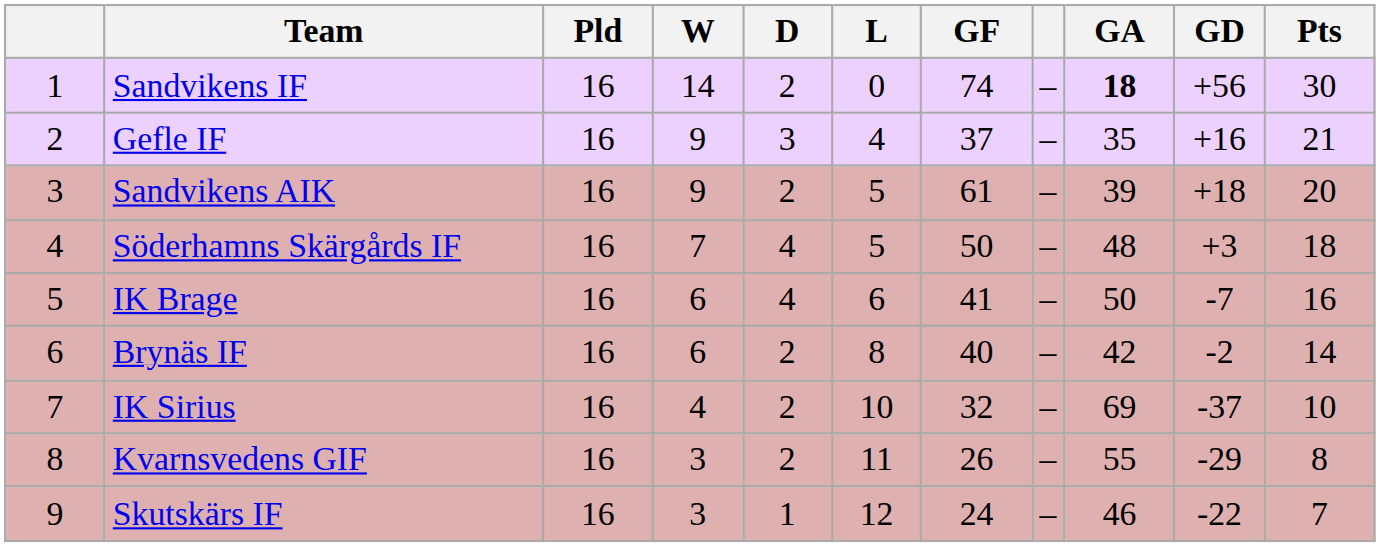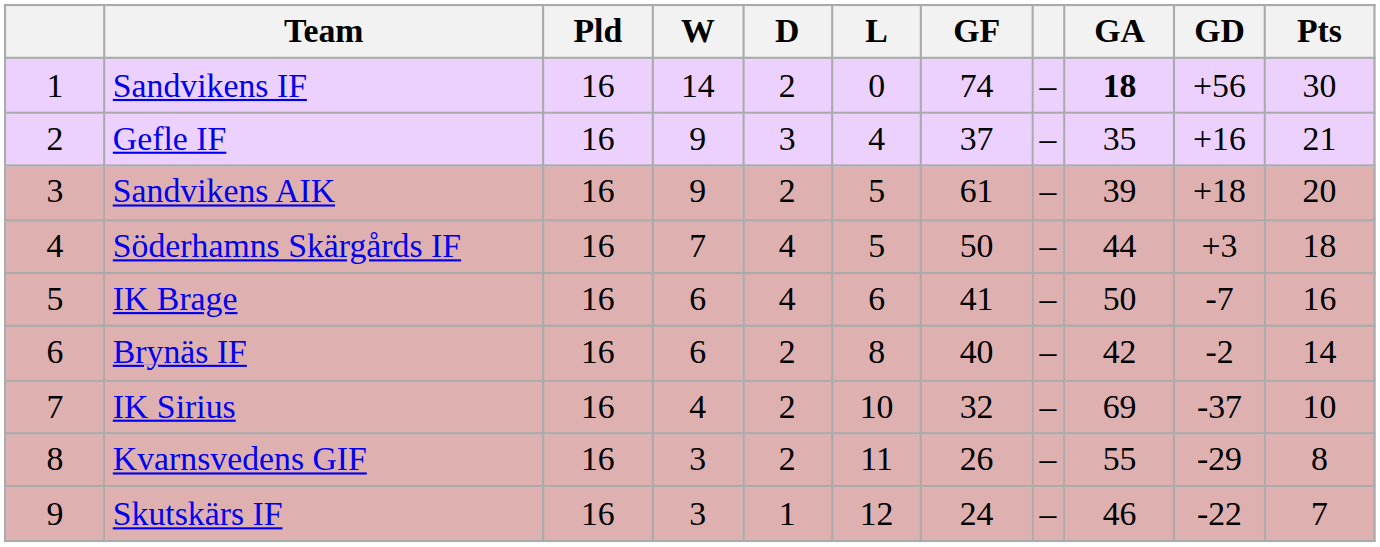(1120, 245) 48 -> (1120, 245) 44
